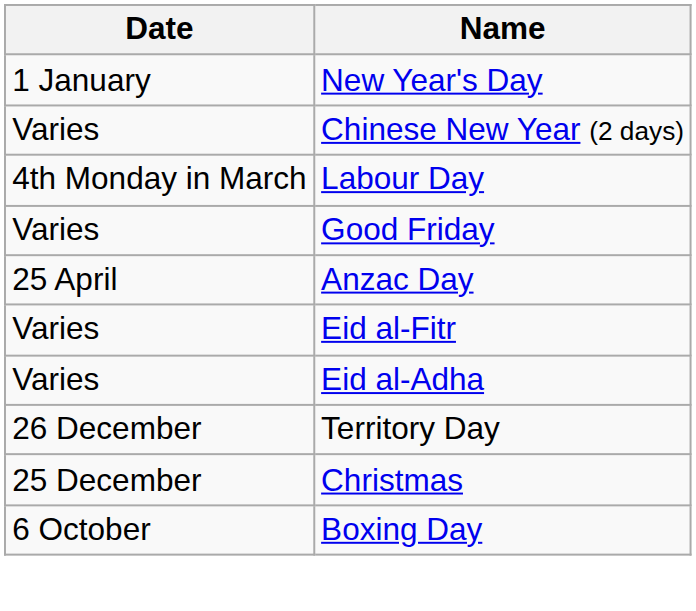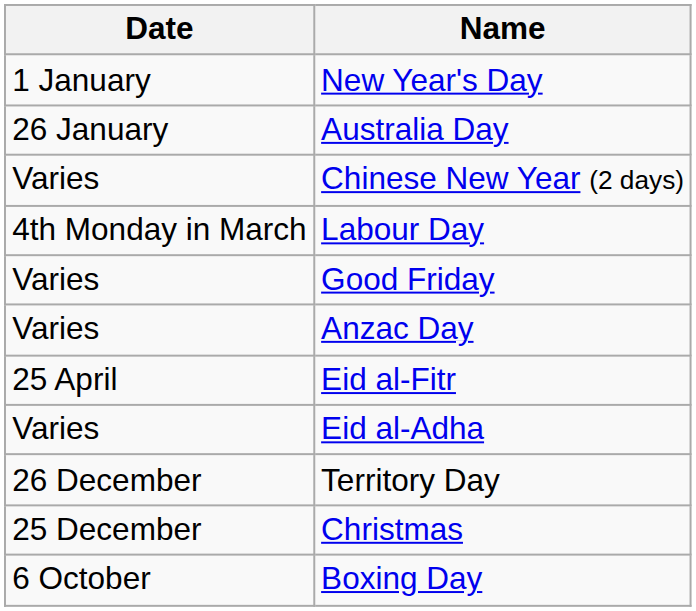+ row: (415, 129)
(65, 279) 25 April -> (56, 329) Varies
(56, 329) Varies -> (65, 379) 25 April
